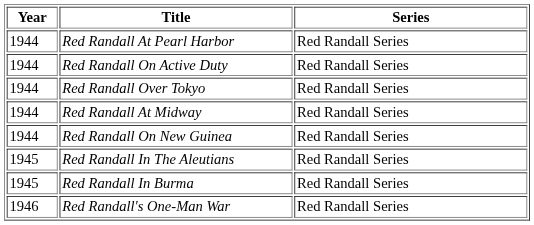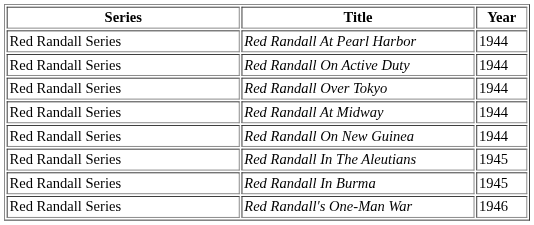columns swapped: (32, 17) <-> (411, 17)
